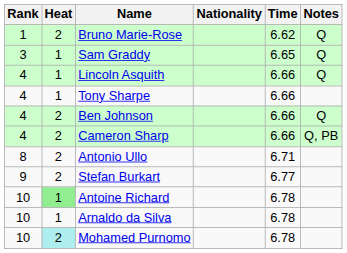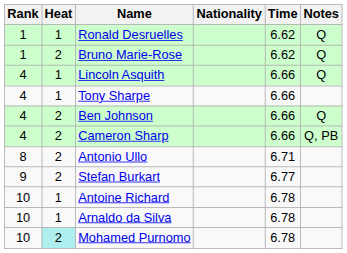+ row: (130, 34)
- row: (114, 55)
(58, 197) lightgreen background -> (58, 197) no background
